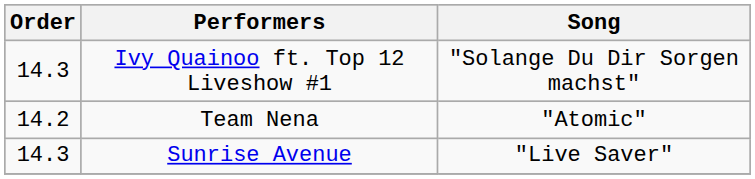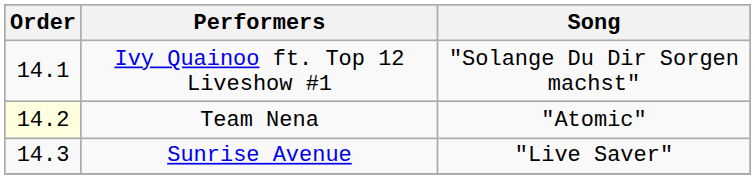(43, 71) 14.3 -> (43, 71) 14.1
(43, 120) no background -> (43, 120) lightyellow background
